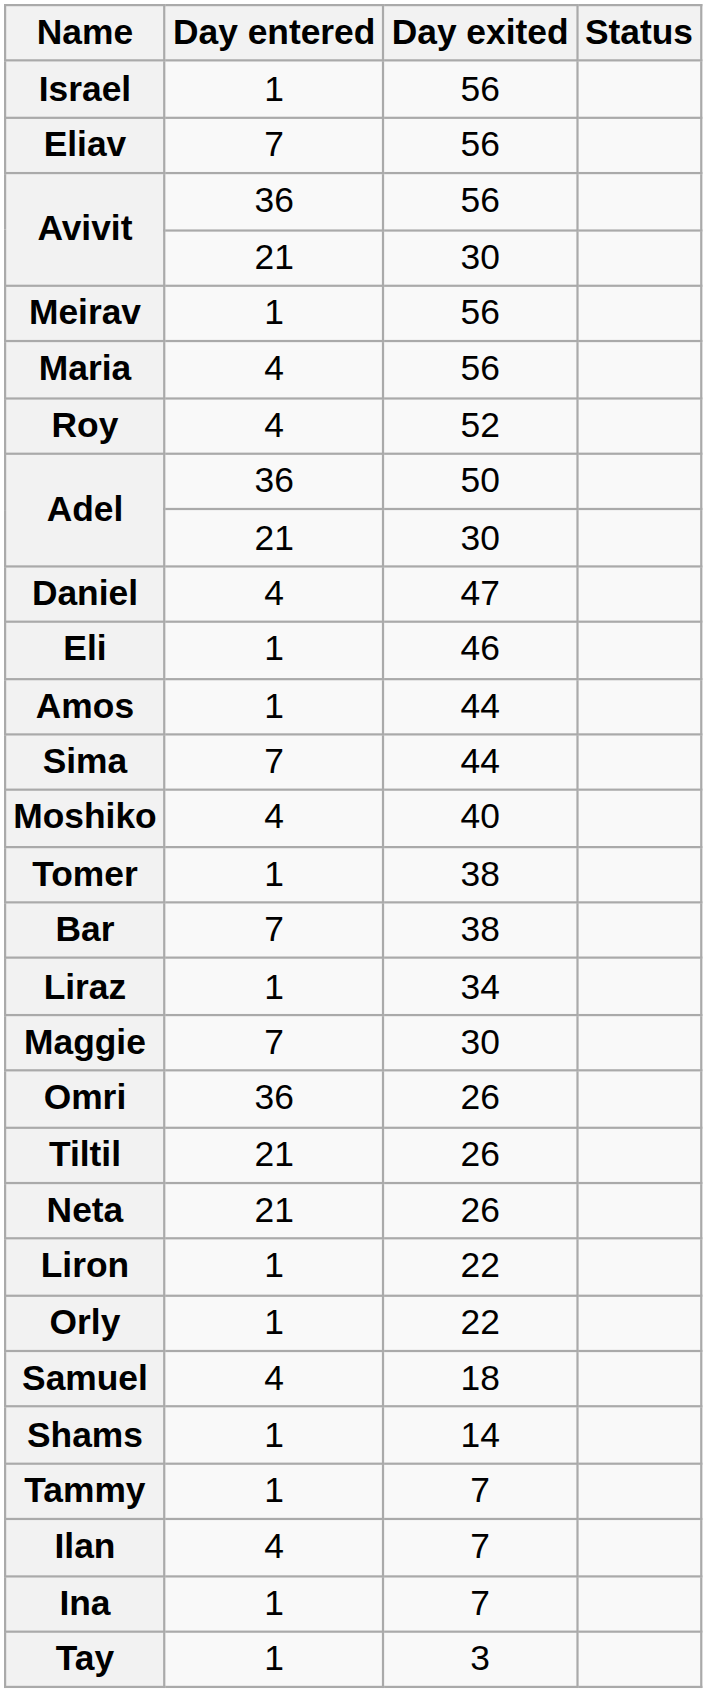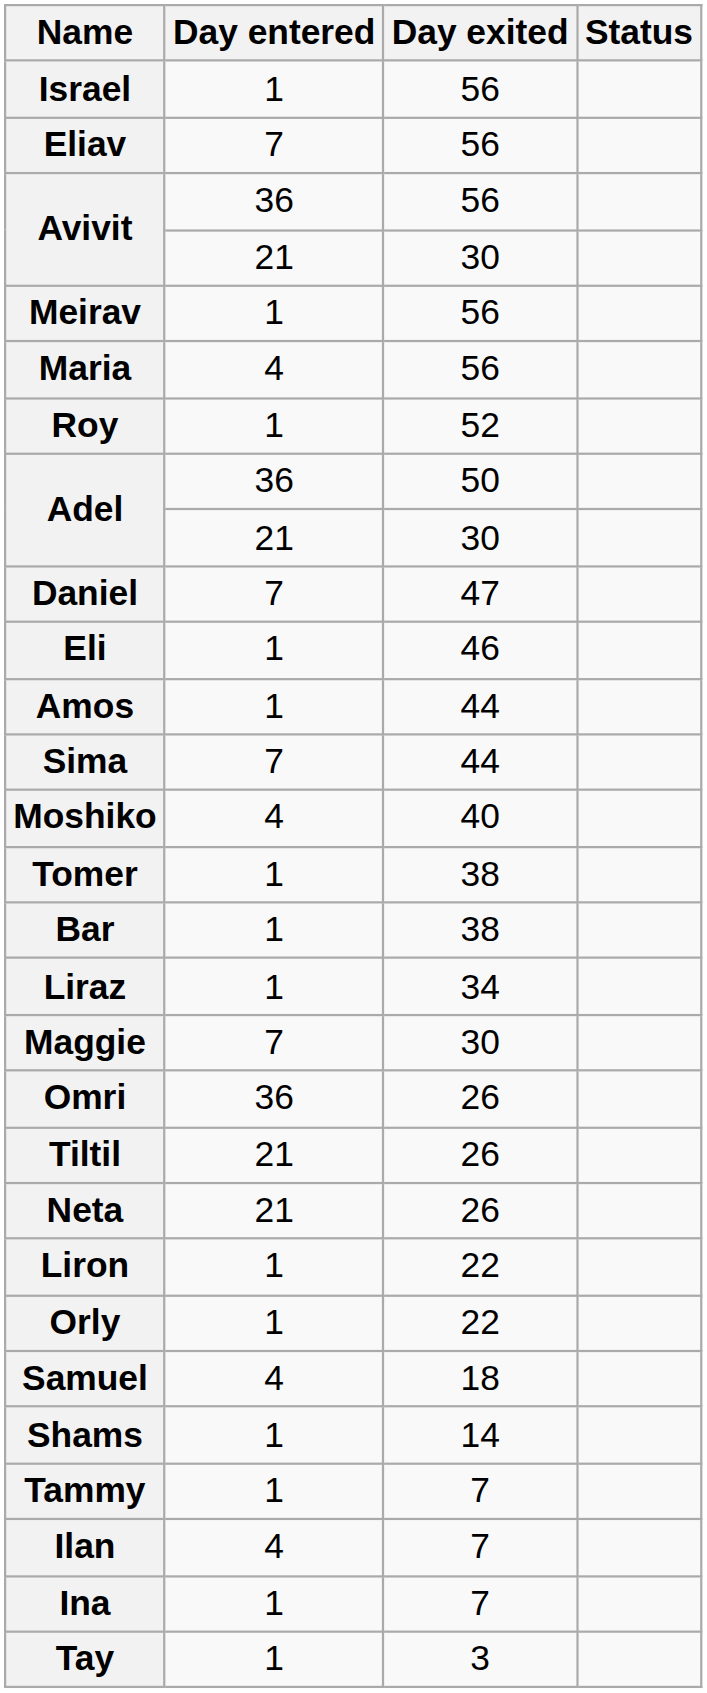(274, 425) 4 -> (274, 425) 1
(274, 593) 4 -> (274, 593) 7
(274, 929) 7 -> (274, 929) 1
